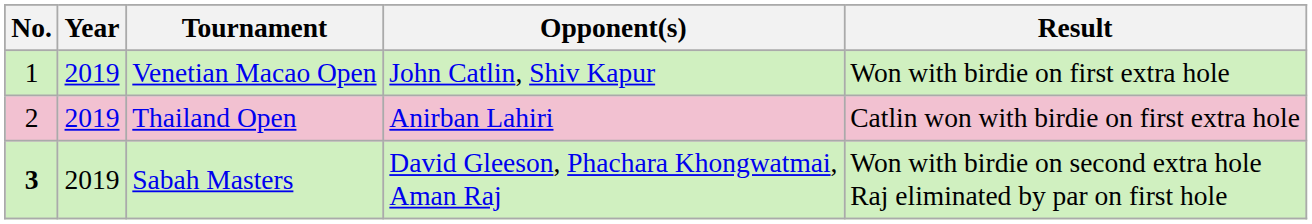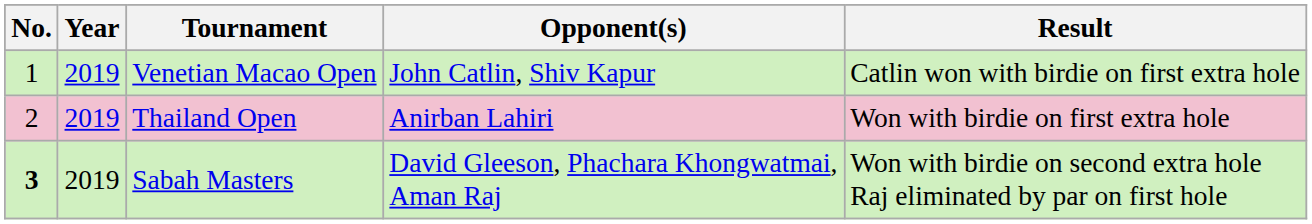(1040, 72) Won with birdie on first extra hole -> (1075, 72) Catlin won with birdie on first extra hole
(1075, 118) Catlin won with birdie on first extra hole -> (1040, 118) Won with birdie on first extra hole
